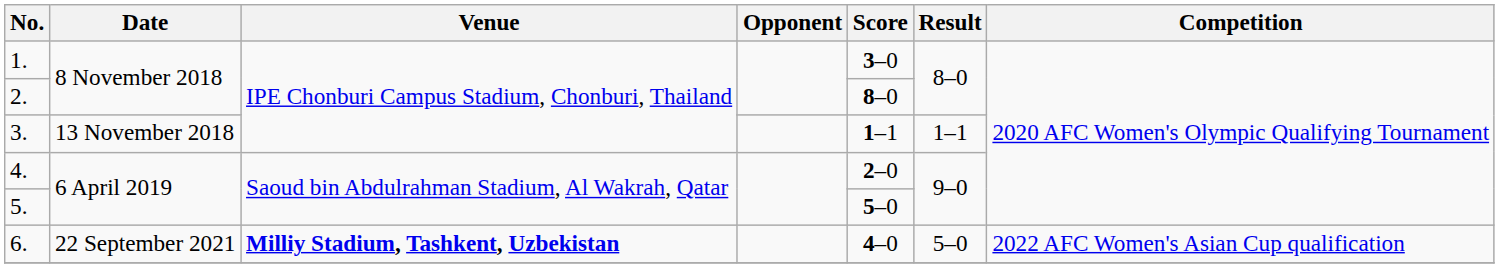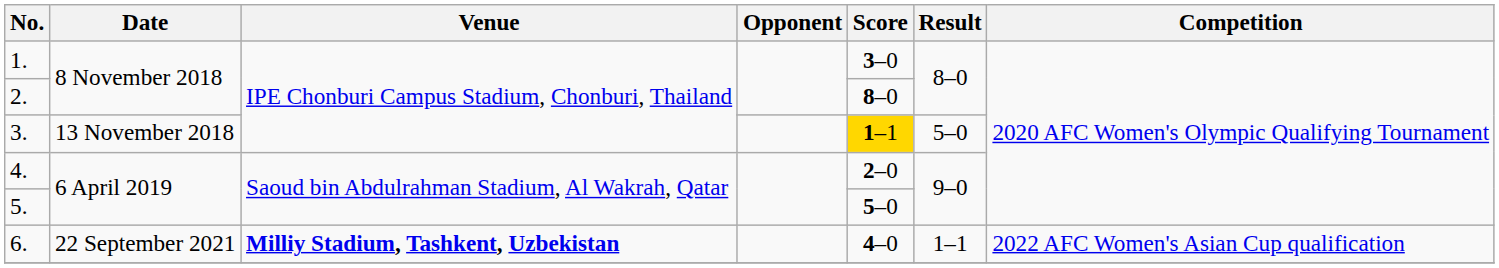(880, 133) no background -> (880, 133) gold background
(950, 133) 1–1 -> (950, 133) 5–0
(950, 243) 5–0 -> (950, 243) 1–1
